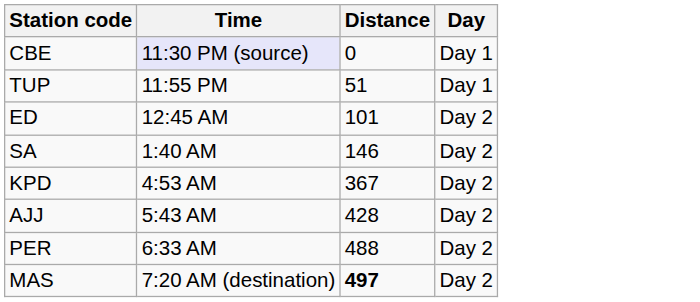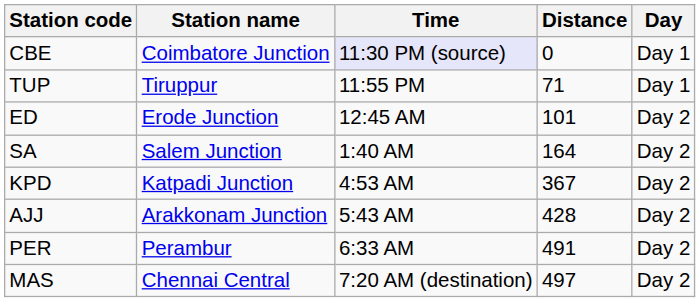+ column: (236, 20)
(356, 85) 51 -> (553, 85) 71
(362, 150) 146 -> (559, 150) 164
(362, 248) 488 -> (559, 248) 491
(362, 280) bold -> (559, 280) normal
